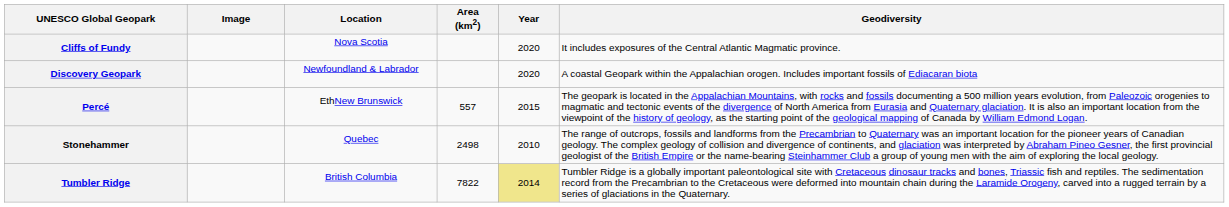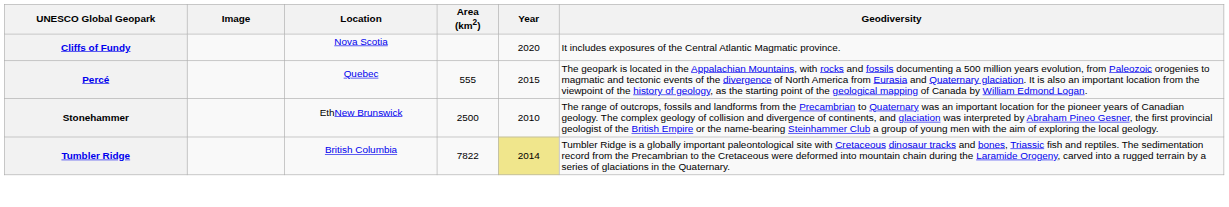- row: (96, 74)
(361, 101) EthNew Brunswick -> (361, 74) Quebec
(468, 106) 557 -> (468, 79) 555
(361, 139) Quebec -> (361, 112) EthNew Brunswick
(468, 144) 2498 -> (468, 118) 2500
